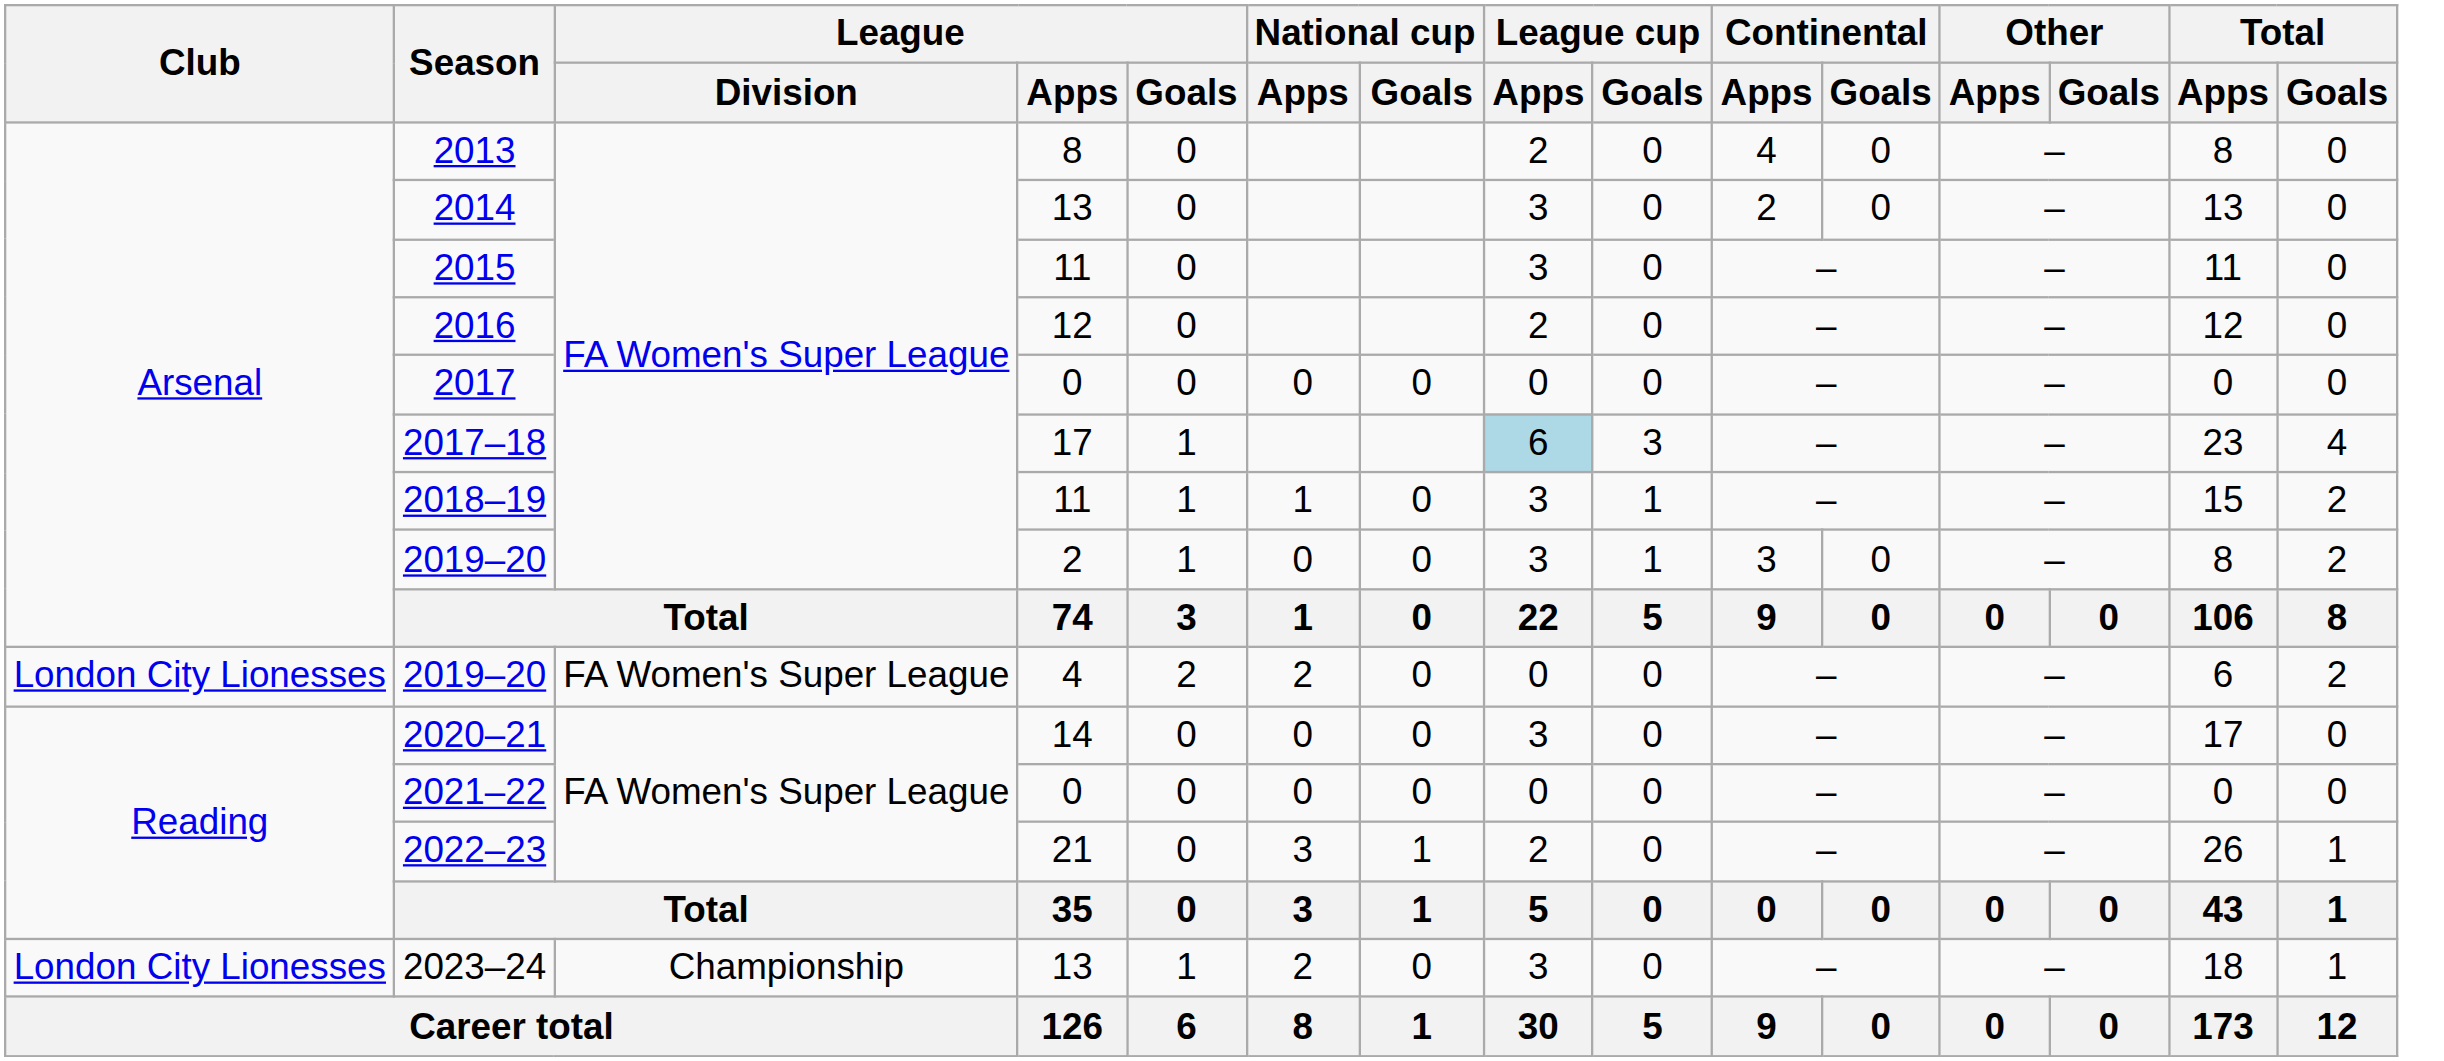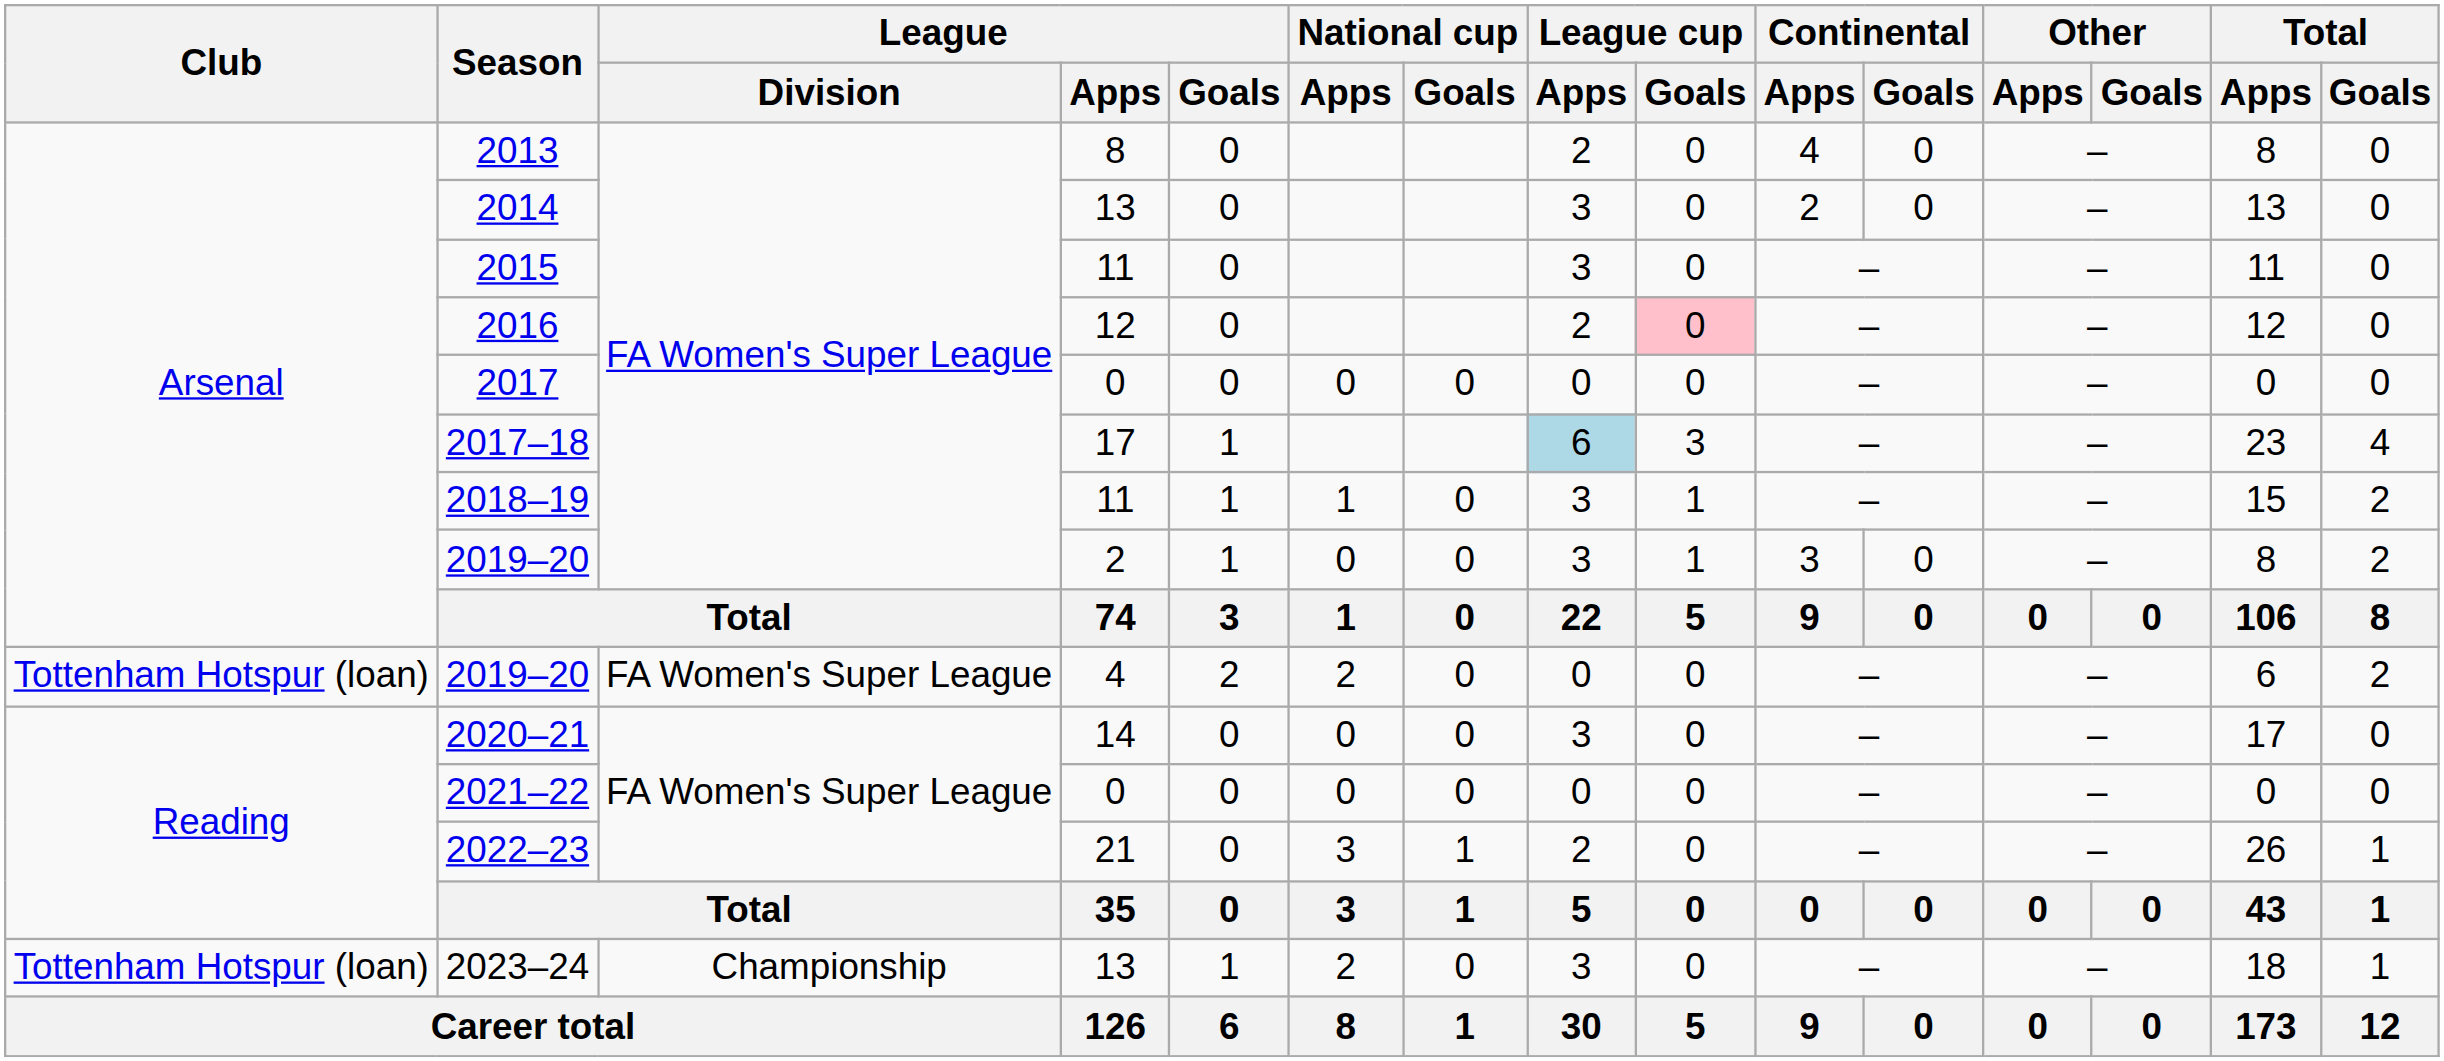(1652, 325) no background -> (1695, 325) pink background
(200, 675) London City Lionesses -> (221, 675) Tottenham Hotspur (loan)
(200, 967) London City Lionesses -> (221, 967) Tottenham Hotspur (loan)
